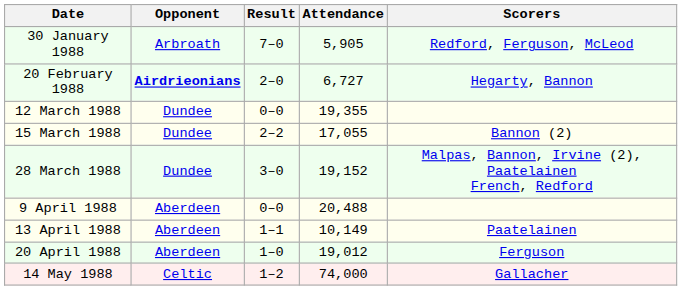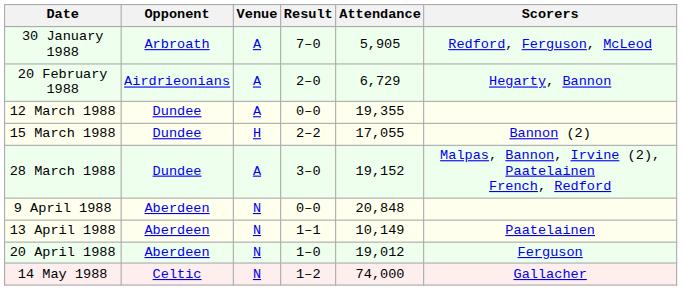+ column: (257, 16)
(188, 83) bold -> (177, 83) normal
(343, 83) 6,727 -> (380, 83) 6,729
(343, 209) 20,488 -> (380, 209) 20,848
